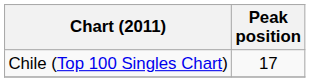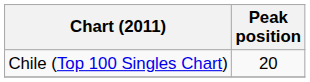(268, 63) 17 -> (268, 63) 20
